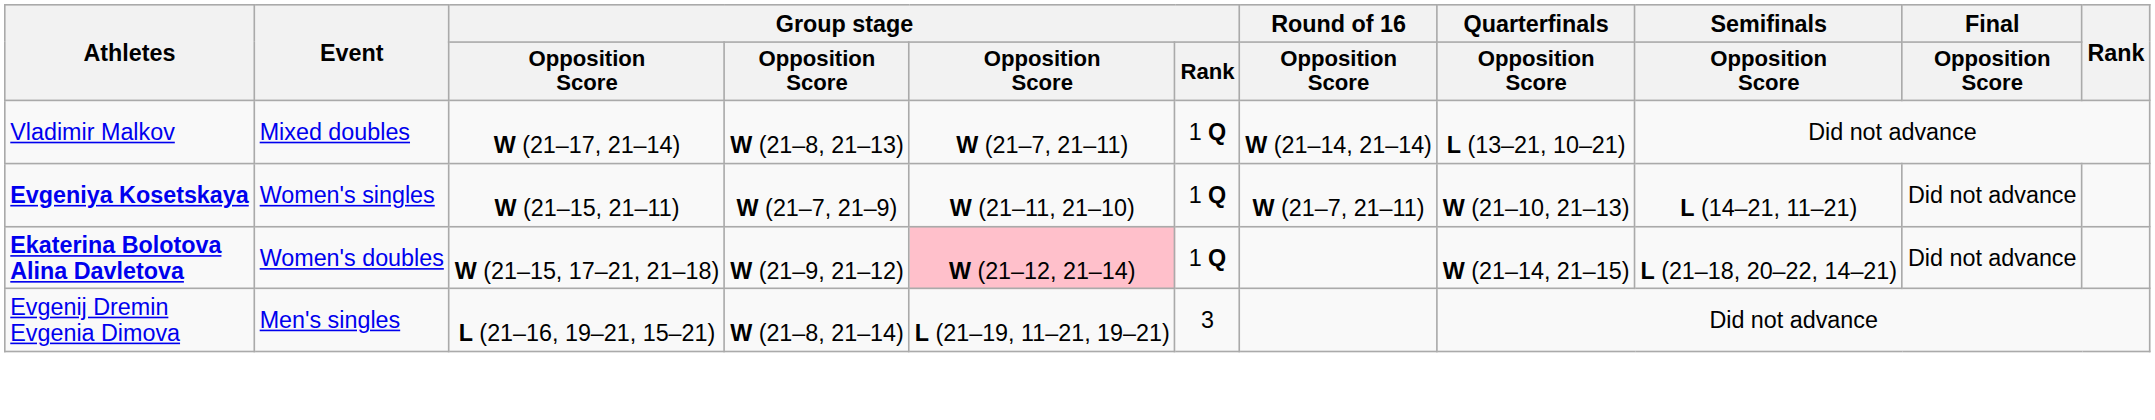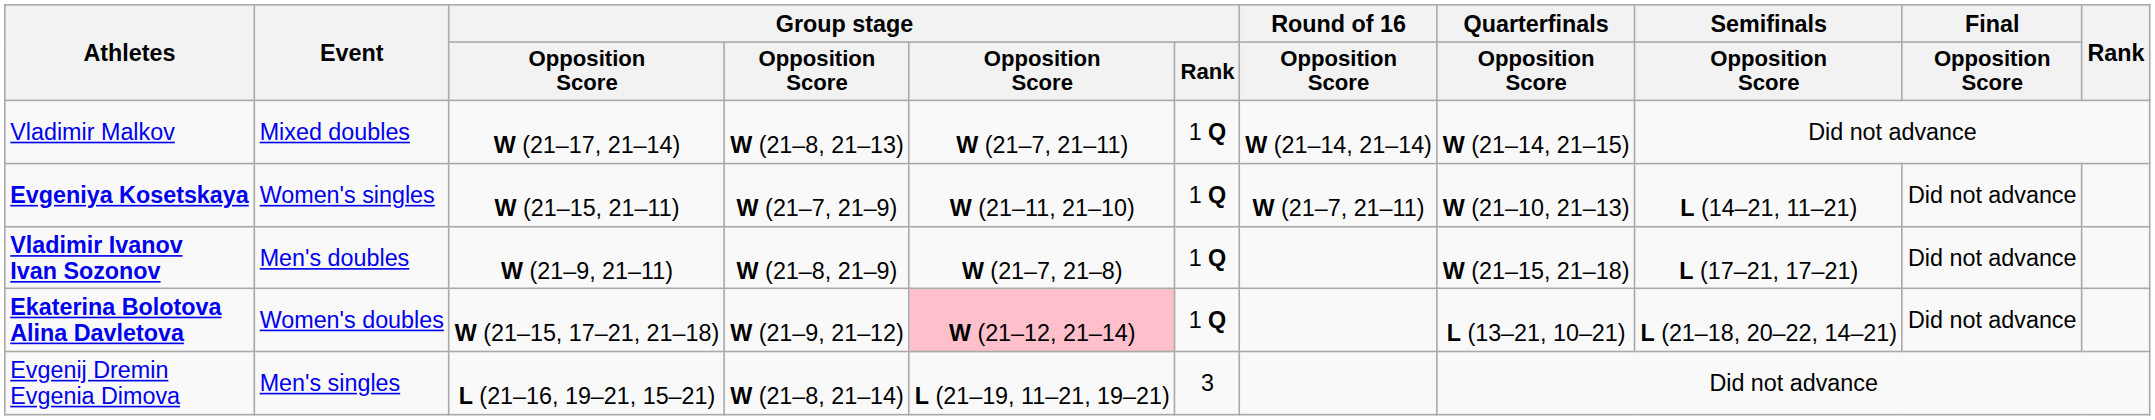(1536, 145) L (13–21, 10–21) -> (1536, 145) W (21–14, 21–15)
+ row: (96, 258)
(1536, 271) W (21–14, 21–15) -> (1536, 334) L (13–21, 10–21)
